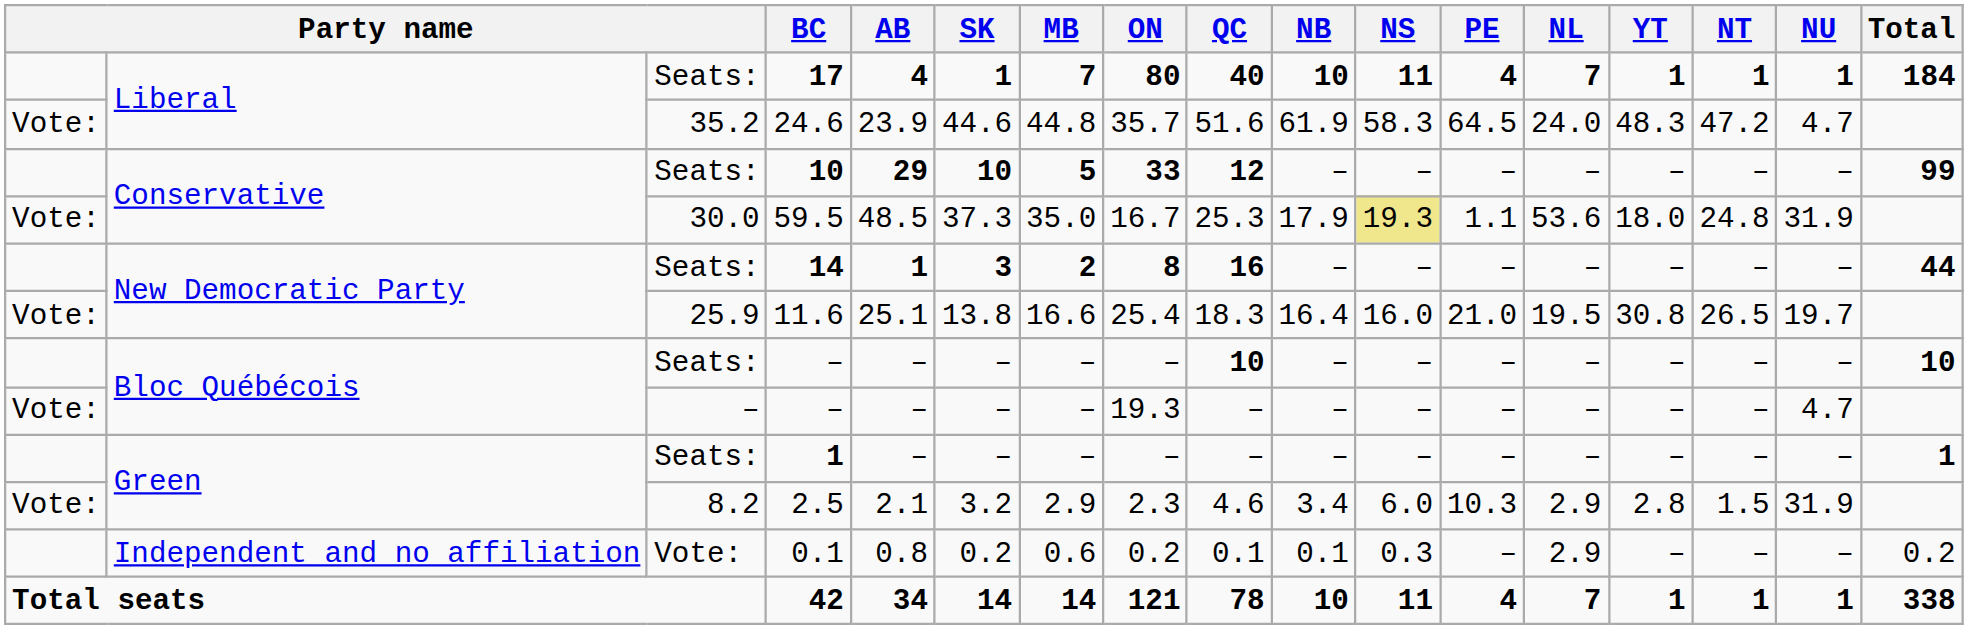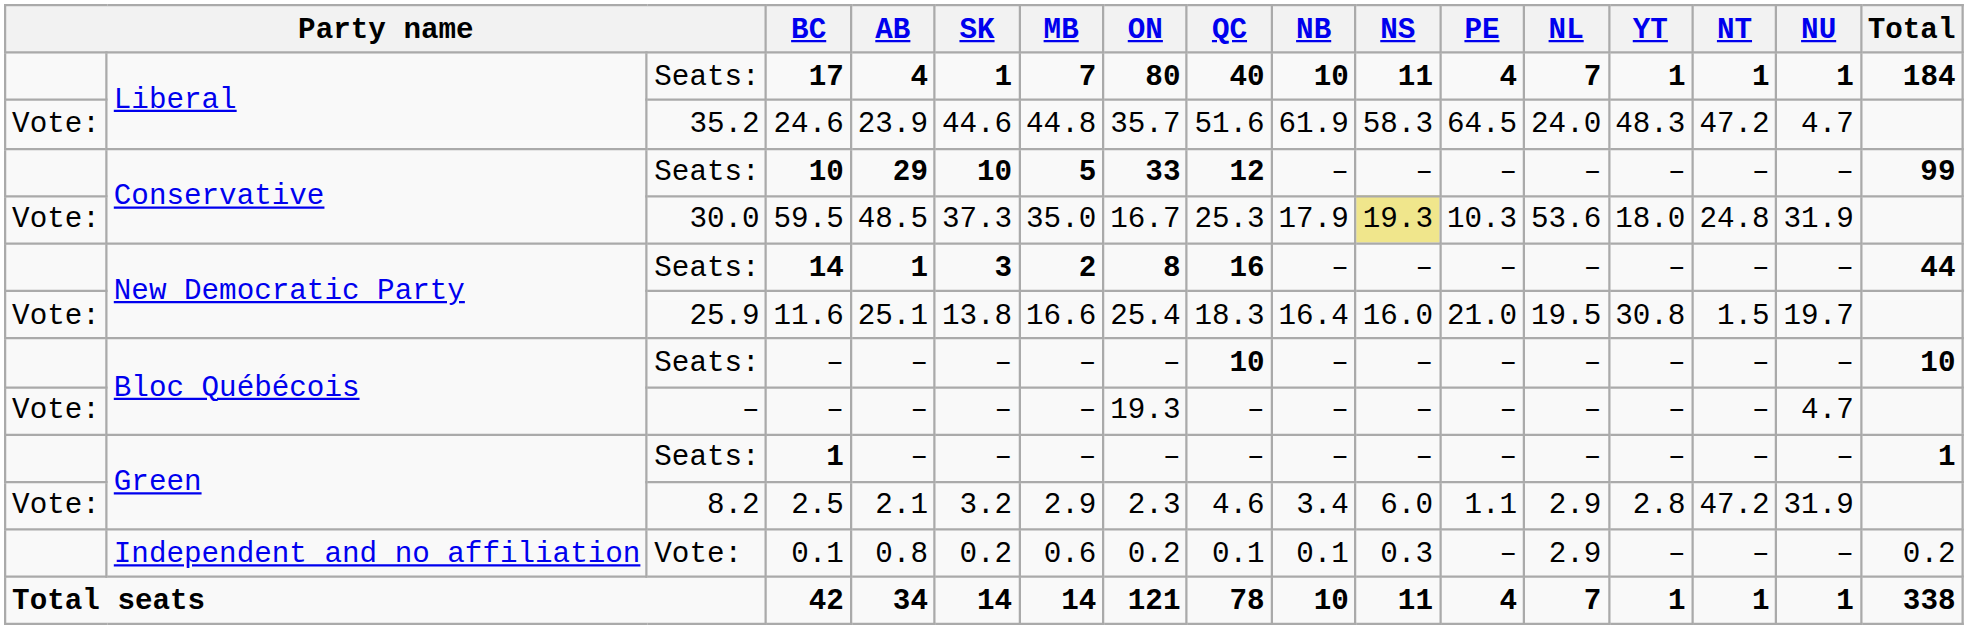(1491, 220) 1.1 -> (1482, 220) 10.3
(1734, 315) 26.5 -> (1743, 315) 1.5
(1482, 506) 10.3 -> (1491, 506) 1.1
(1743, 506) 1.5 -> (1734, 506) 47.2
